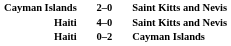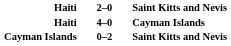(40, 7) Cayman Islands -> (65, 7) Haiti
(180, 22) Saint Kitts and Nevis -> (169, 22) Cayman Islands
(65, 37) Haiti -> (40, 37) Cayman Islands
(169, 37) Cayman Islands -> (180, 37) Saint Kitts and Nevis
